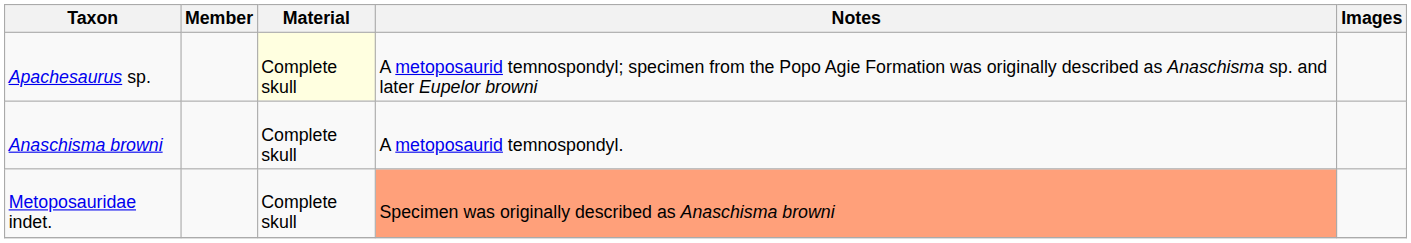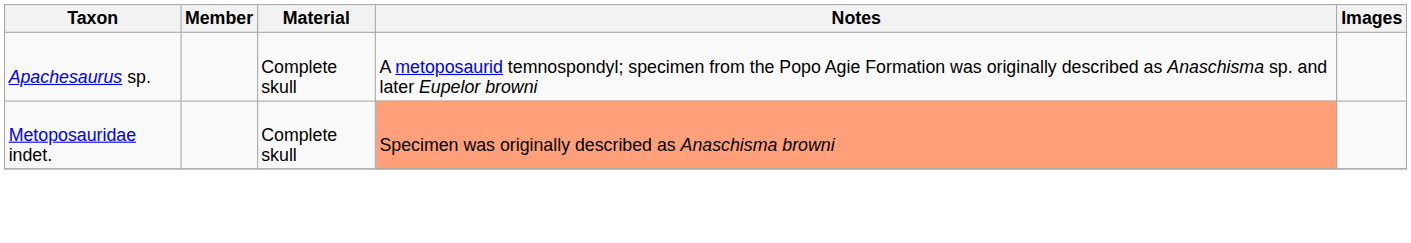(299, 76) lightyellow background -> (299, 76) no background
- row: (86, 144)
